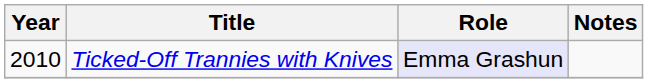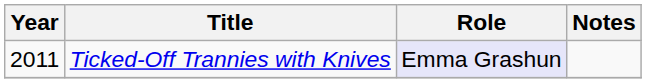(35, 58) 2010 -> (35, 58) 2011
